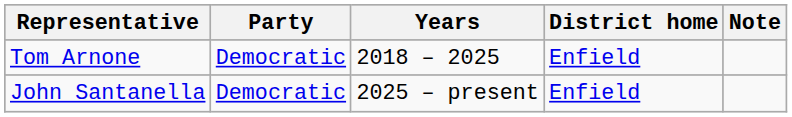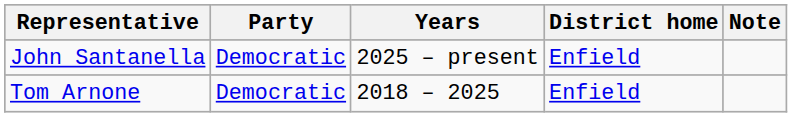rows swapped: (75, 58) <-> (108, 93)
